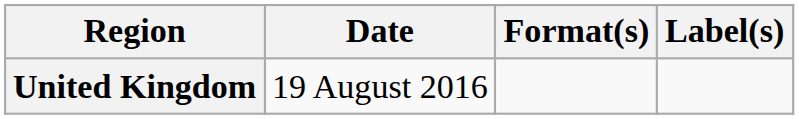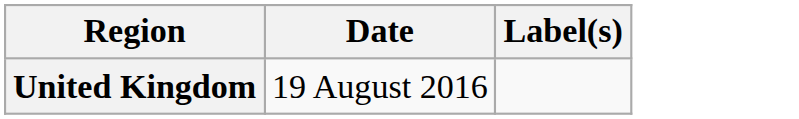- column: (576, 31)
